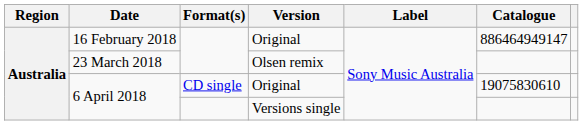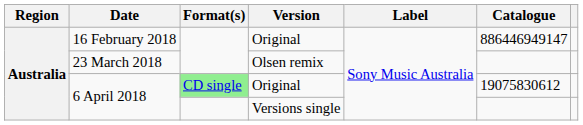(524, 39) 886464949147 -> (524, 39) 886446949147
(212, 85) no background -> (212, 85) lightgreen background
(520, 85) 19075830610 -> (520, 85) 19075830612
